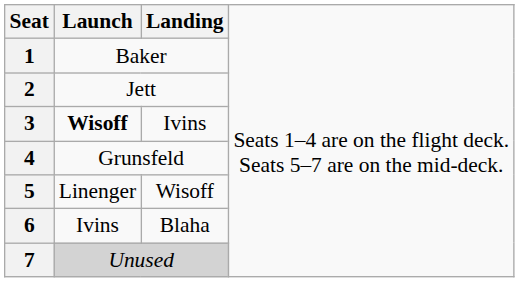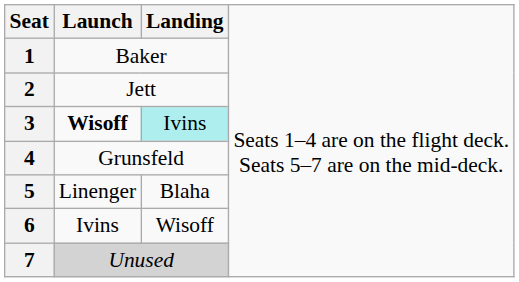(185, 123) no background -> (185, 123) paleturquoise background
(185, 191) Wisoff -> (185, 191) Blaha
(185, 225) Blaha -> (185, 225) Wisoff
